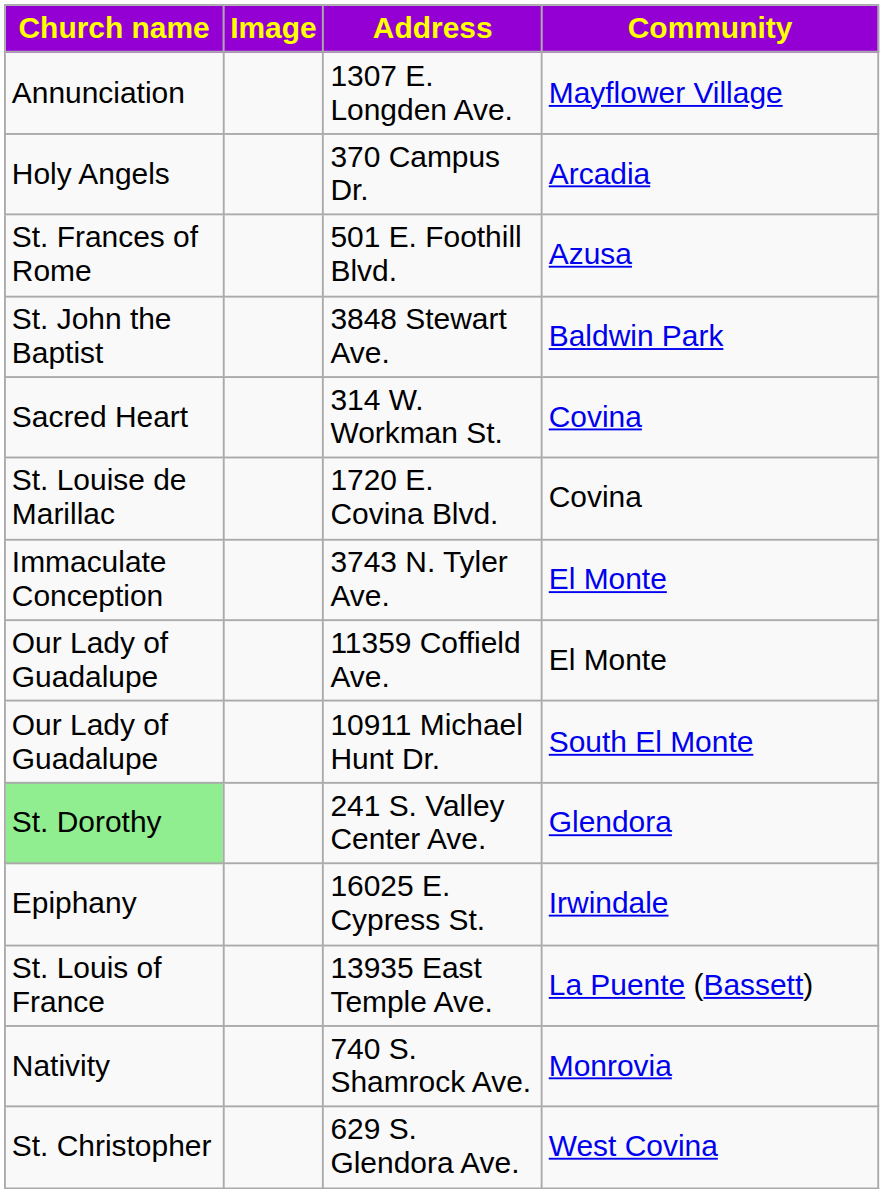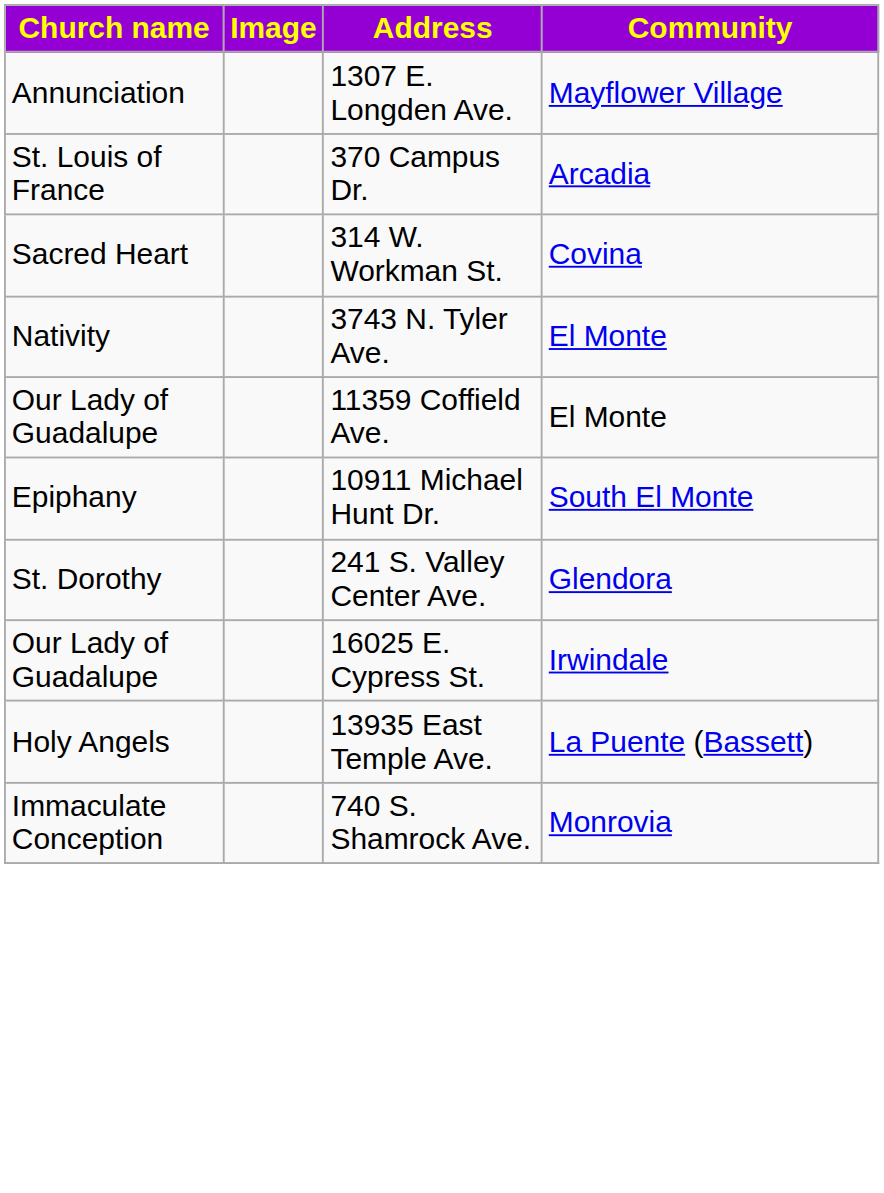(91, 173) Holy Angels -> (87, 173) St. Louis of France
- row: (426, 254)
- row: (419, 335)
- row: (414, 498)
(89, 579) Immaculate Conception -> (61, 335) Nativity
(90, 741) Our Lady of Guadalupe -> (74, 498) Epiphany
(87, 822) lightgreen background -> (87, 579) no background
(74, 903) Epiphany -> (90, 660) Our Lady of Guadalupe
(87, 984) St. Louis of France -> (91, 741) Holy Angels
(61, 1065) Nativity -> (89, 822) Immaculate Conception
- row: (425, 1146)
